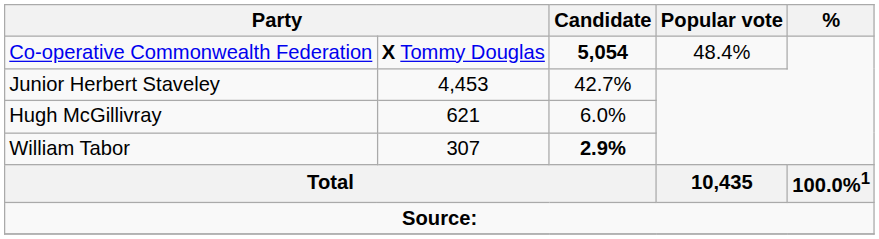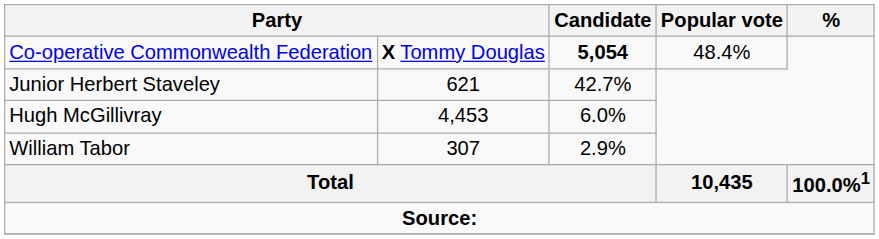(463, 84) 4,453 -> (463, 84) 621
(463, 116) 621 -> (463, 116) 4,453
(603, 148) bold -> (603, 148) normal
